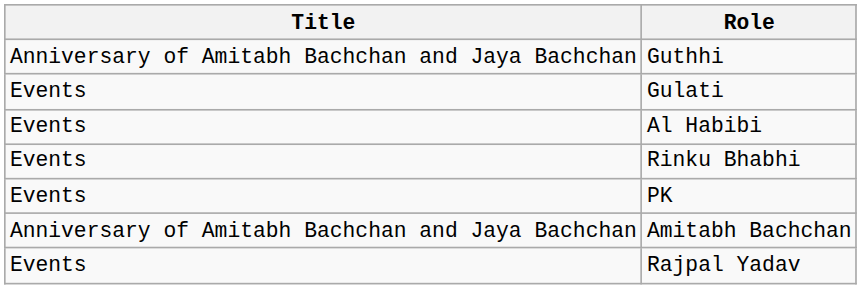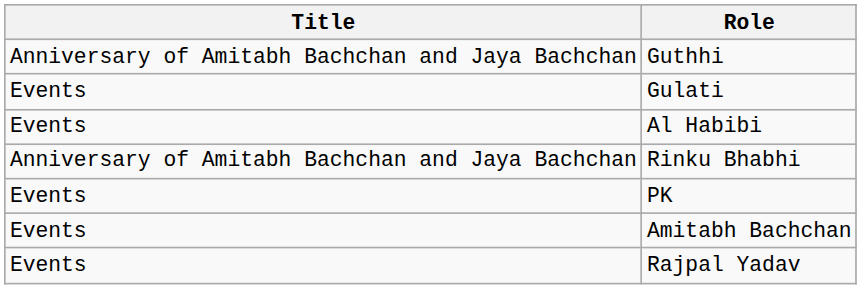(48, 161) Events -> (323, 161) Anniversary of Amitabh Bachchan and Jaya Bachchan
(323, 231) Anniversary of Amitabh Bachchan and Jaya Bachchan -> (48, 231) Events
